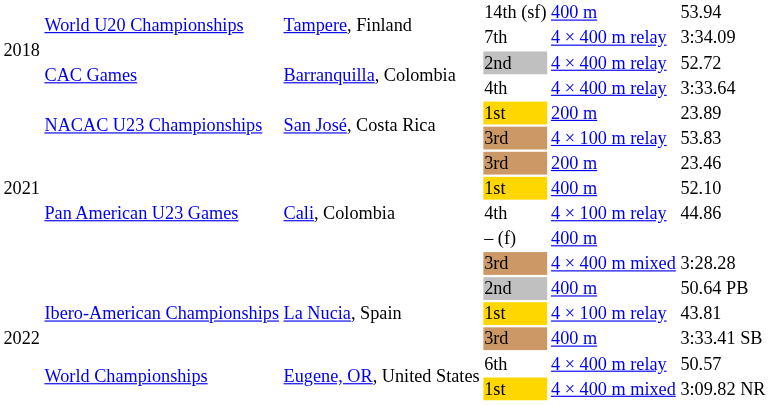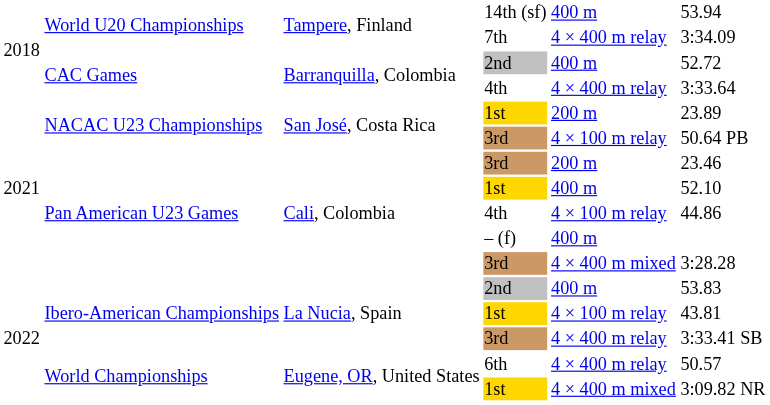(609, 62) 4 × 400 m relay -> (574, 62) 400 m
(701, 138) 53.83 -> (714, 138) 50.64 PB
(714, 288) 50.64 PB -> (701, 288) 53.83
(574, 338) 400 m -> (609, 338) 4 × 400 m relay
